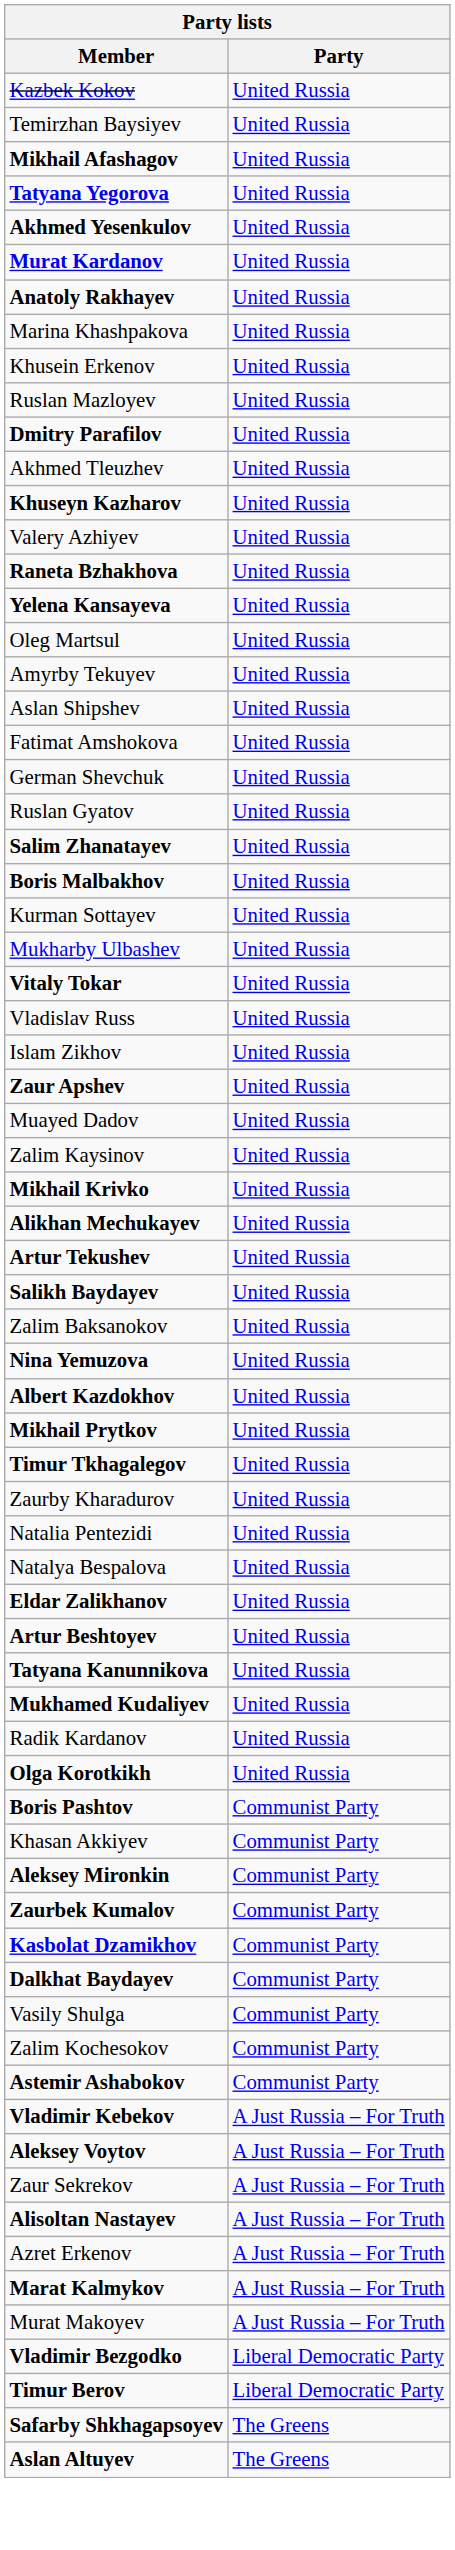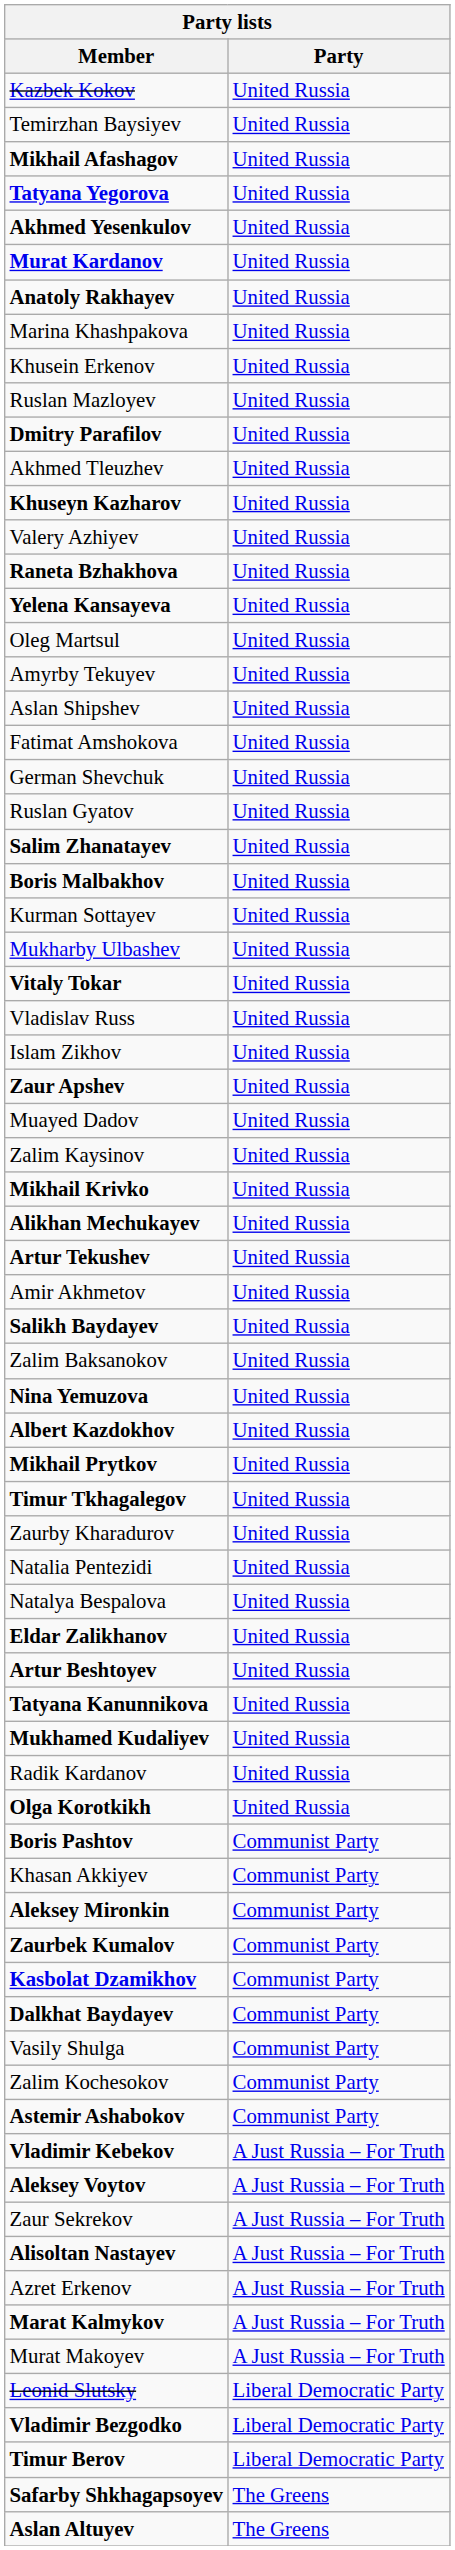+ row: (77, 1292)
+ row: (73, 2391)
